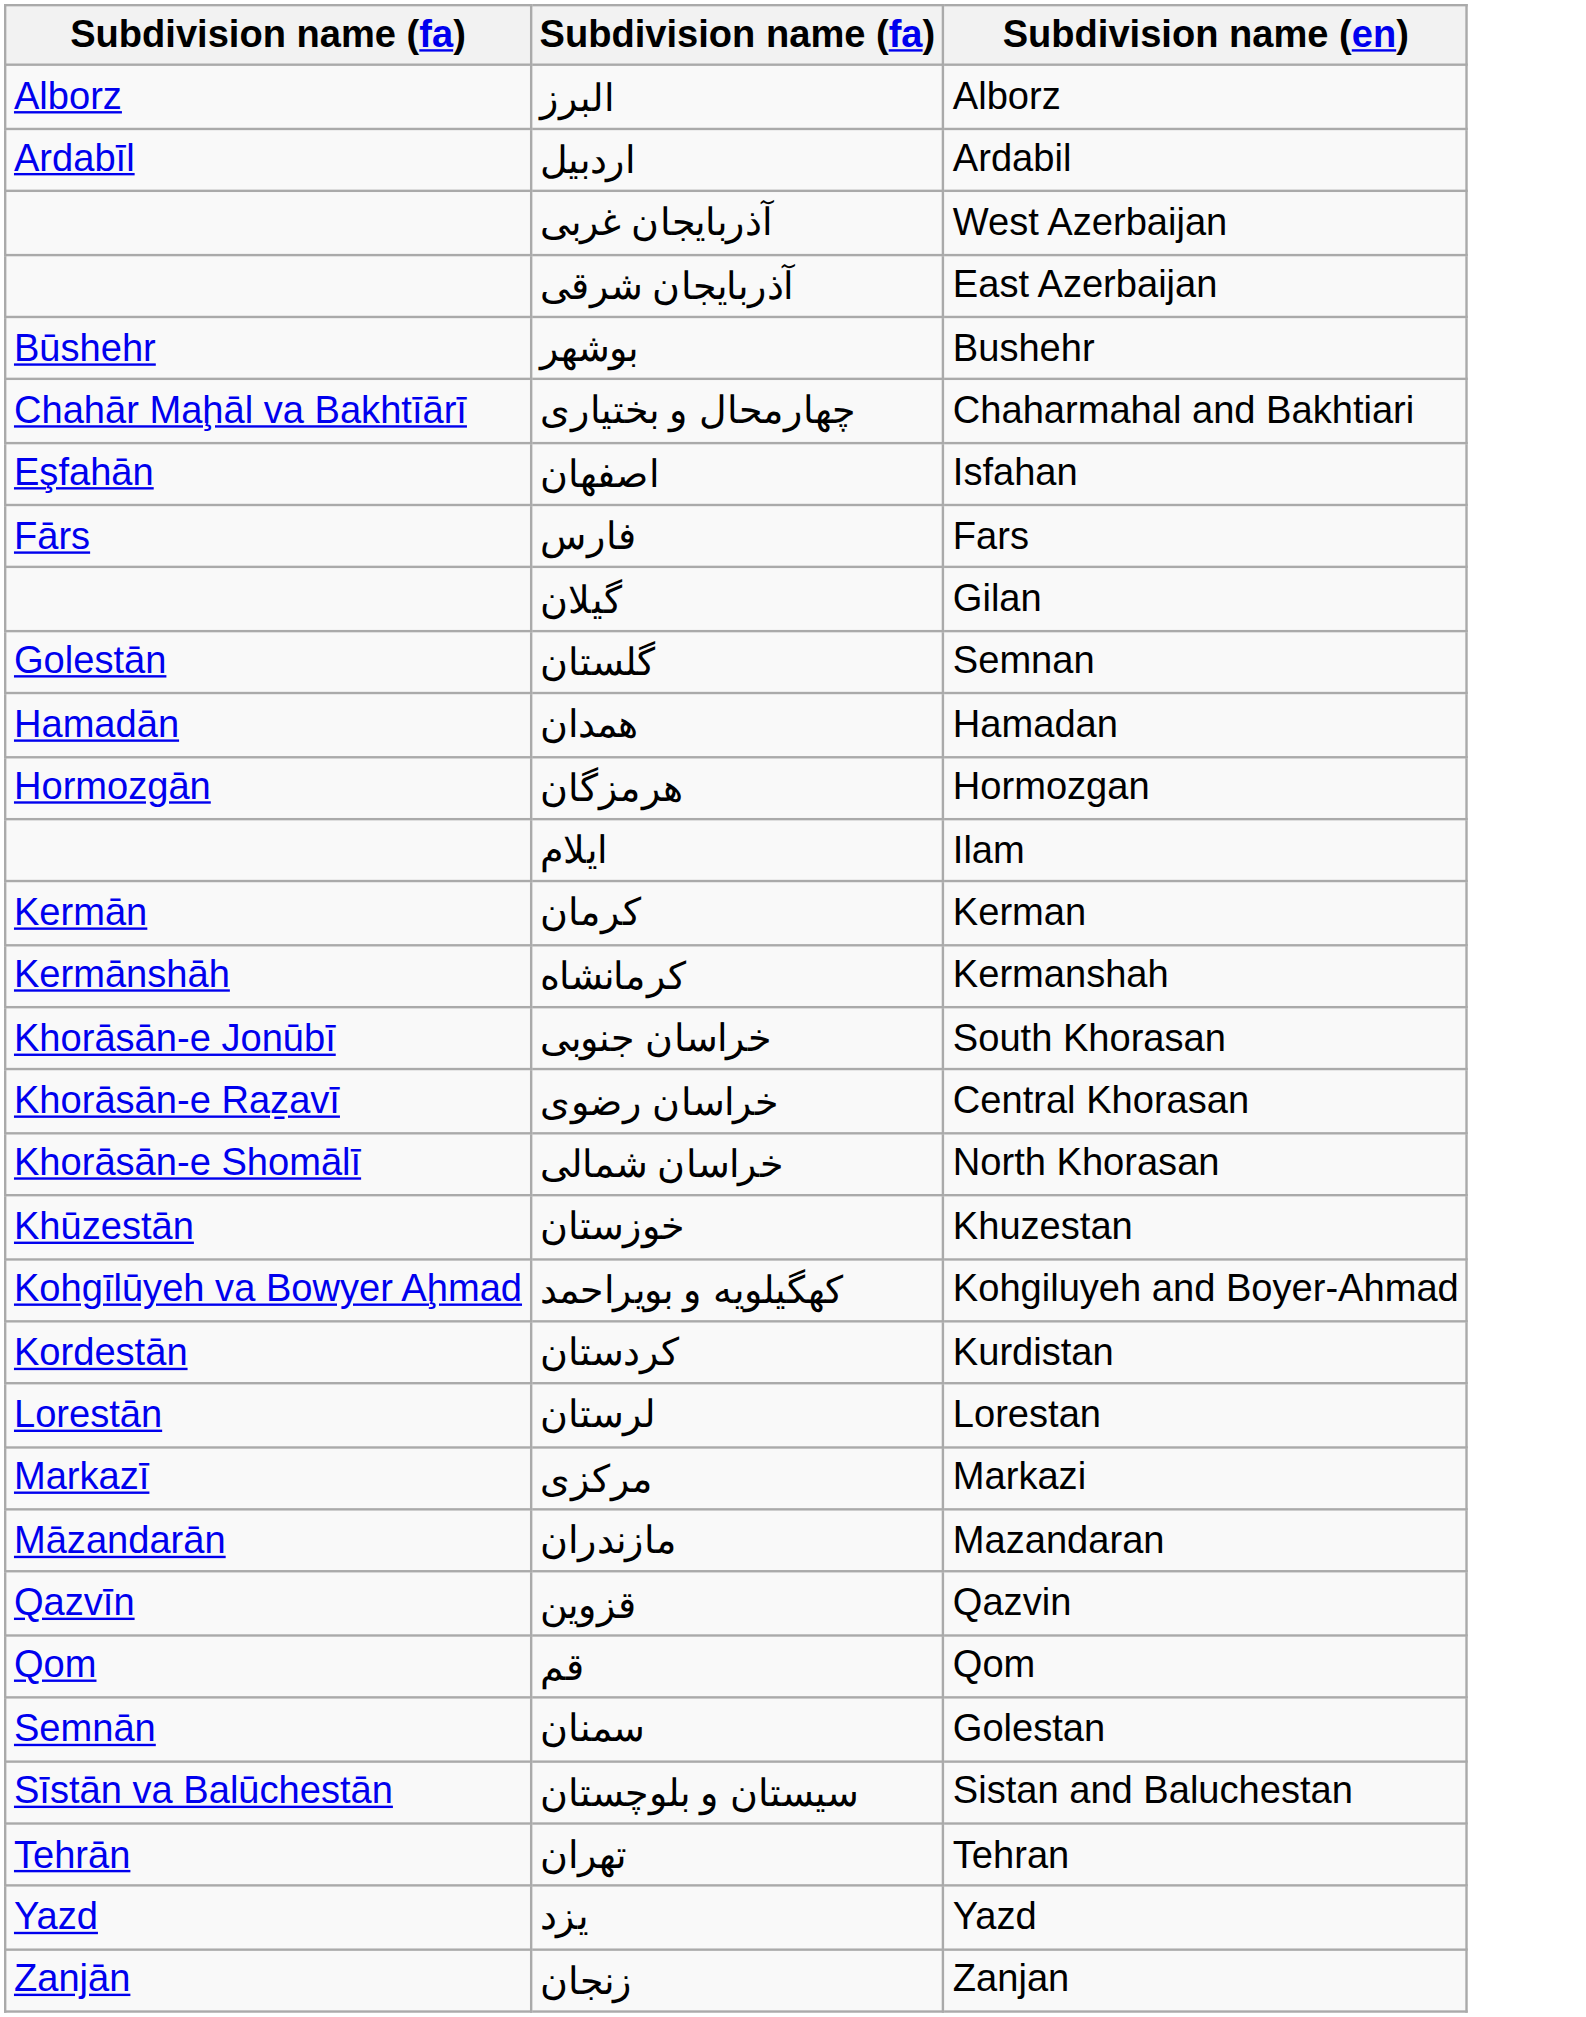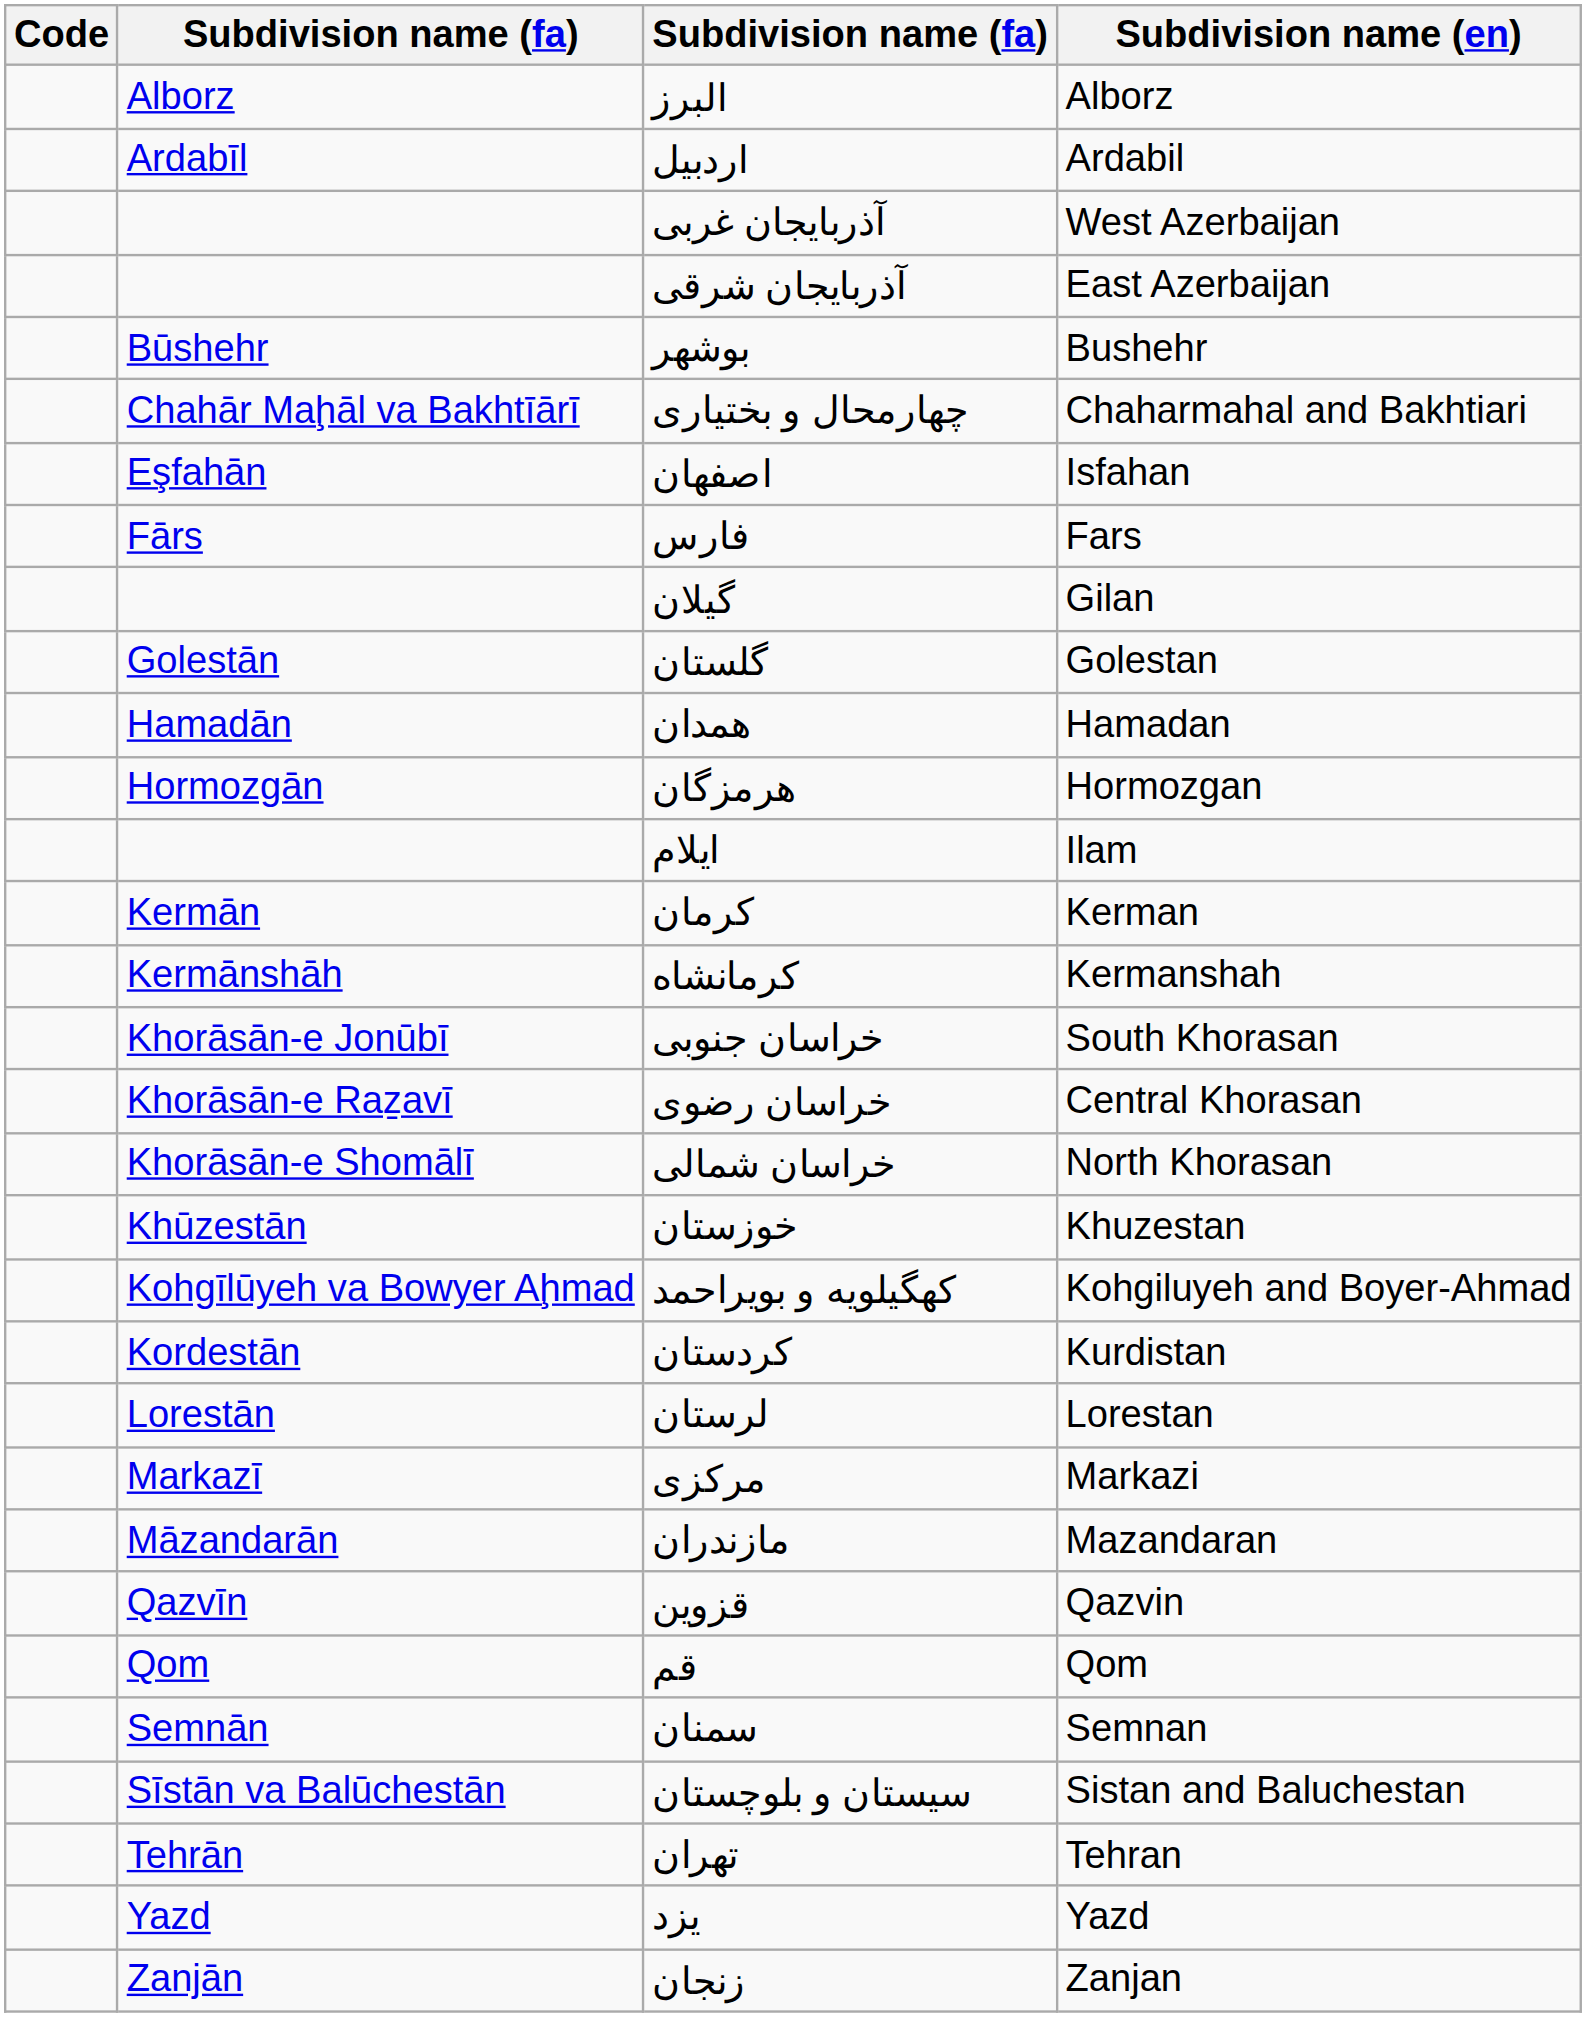+ column: (62, 34)
(1024, 661) Semnan -> (1142, 661) Golestan
(1029, 1728) Golestan -> (1136, 1728) Semnan
